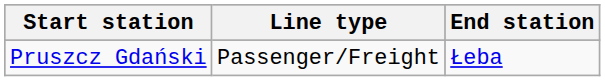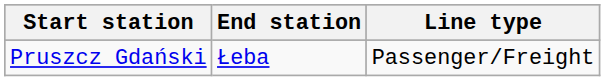columns swapped: (522, 23) <-> (328, 23)
